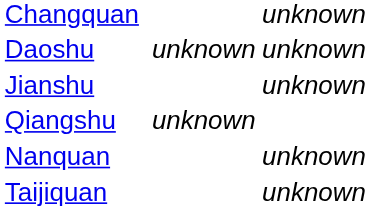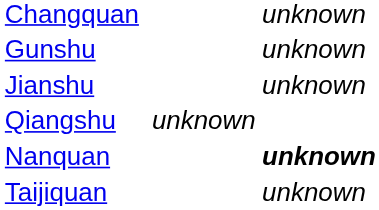- row: (50, 49)
+ row: (50, 49)
(314, 156) normal -> (319, 156) bold
